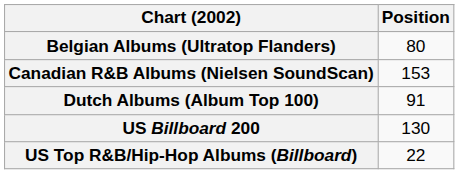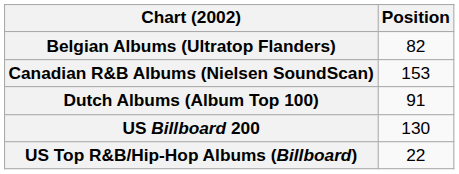(416, 45) 80 -> (416, 45) 82
